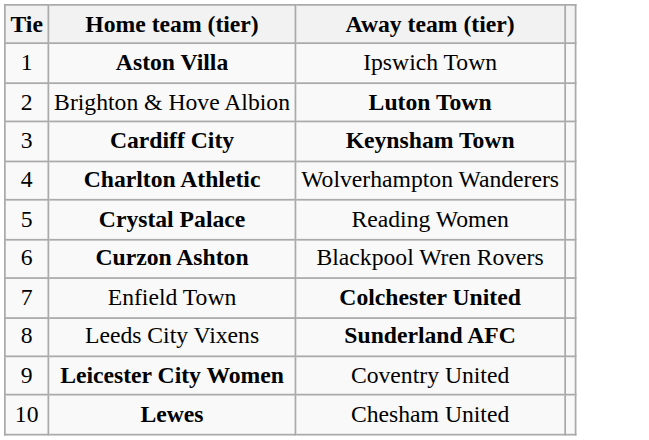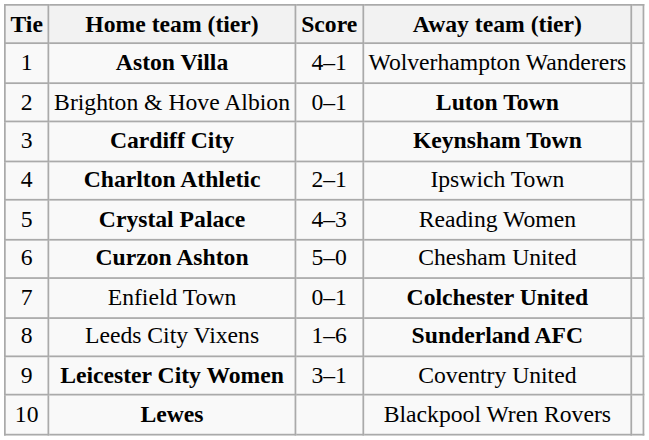+ column: (329, 23)
(430, 62) Ipswich Town -> (497, 62) Wolverhampton Wanderers
(430, 179) Wolverhampton Wanderers -> (497, 179) Ipswich Town
(430, 257) Blackpool Wren Rovers -> (497, 257) Chesham United
(430, 414) Chesham United -> (497, 414) Blackpool Wren Rovers
